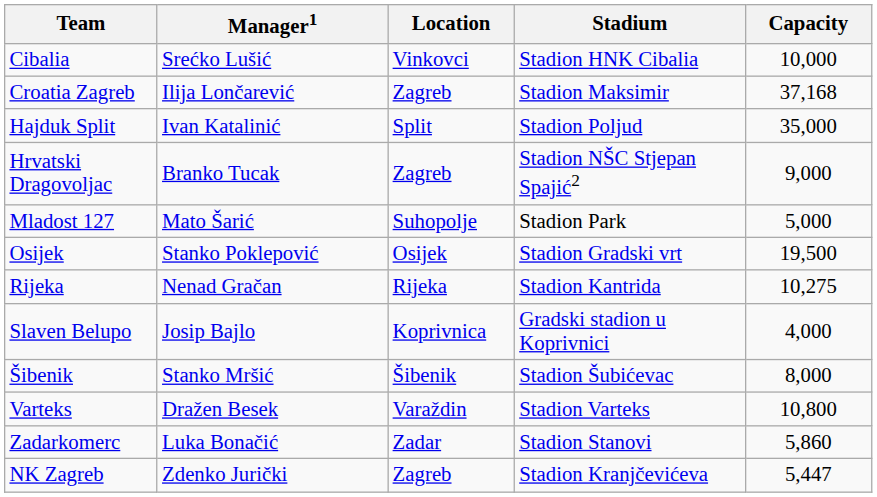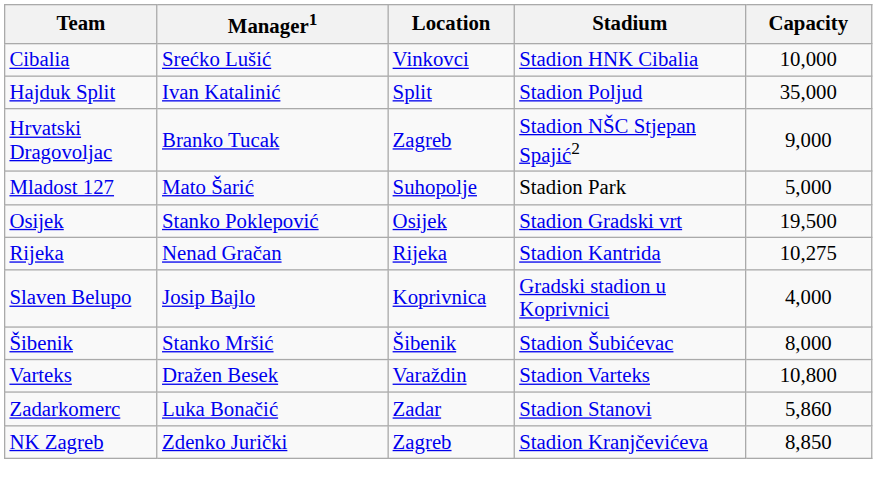- row: (72, 92)
(808, 474) 5,447 -> (808, 441) 8,850
